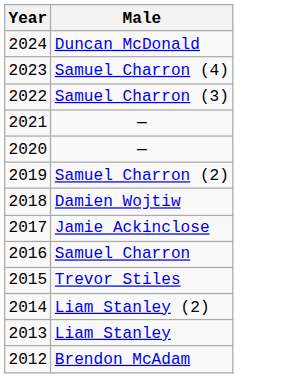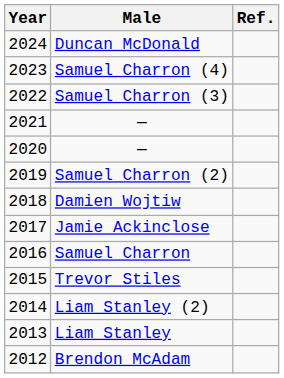+ column: (256, 18)
